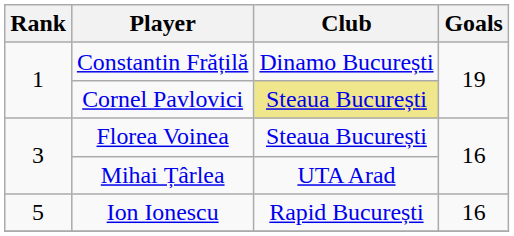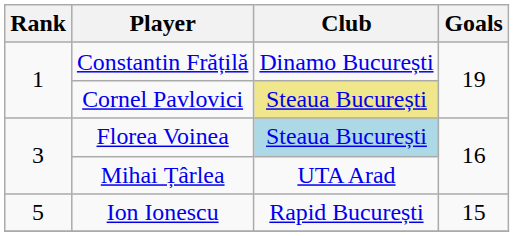(346, 136) no background -> (346, 136) lightblue background
(474, 212) 16 -> (474, 212) 15
